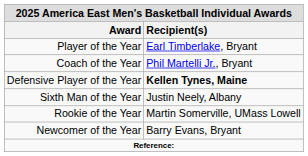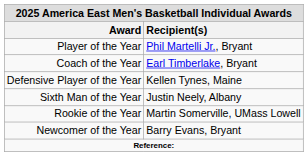(202, 47) Earl Timberlake, Bryant -> (199, 47) Phil Martelli Jr., Bryant
(199, 64) Phil Martelli Jr., Bryant -> (202, 64) Earl Timberlake, Bryant
(197, 81) bold -> (194, 81) normal
